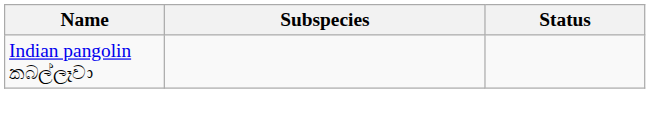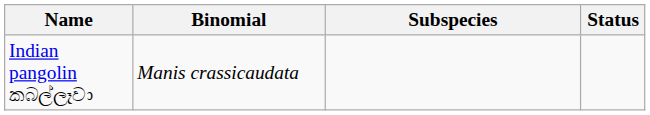+ column: (229, 19)
